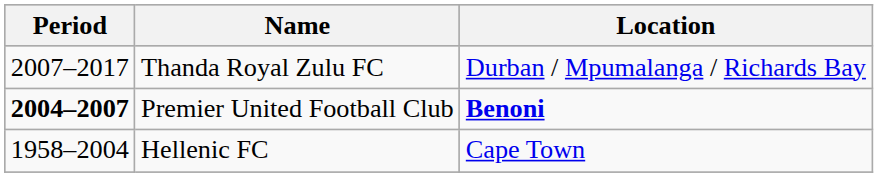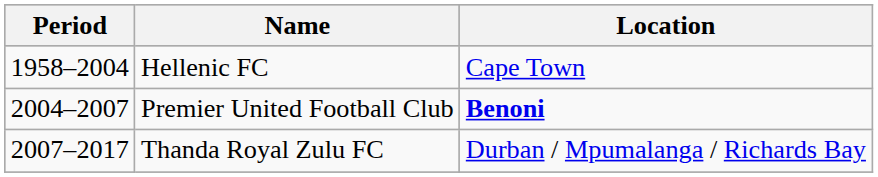rows swapped: (205, 150) <-> (262, 66)
(70, 108) bold -> (70, 108) normal
